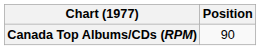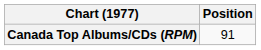(228, 34) 90 -> (228, 34) 91
